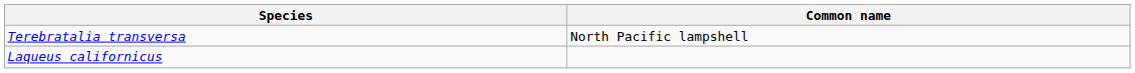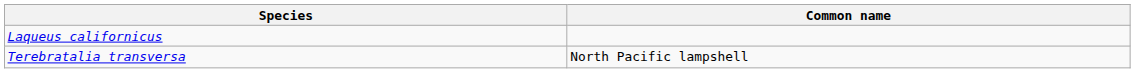rows swapped: (85, 57) <-> (97, 36)
